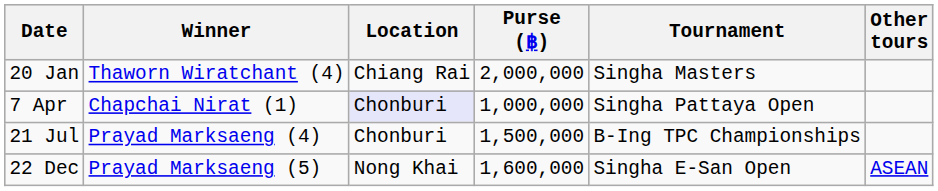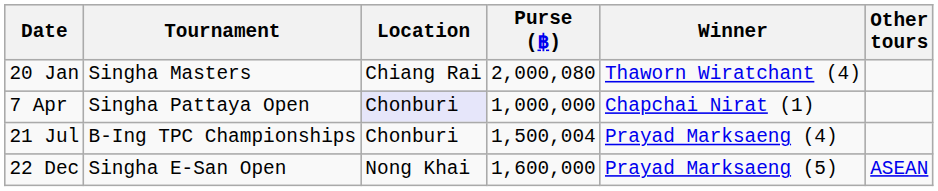columns swapped: (727, 33) <-> (217, 33)
(532, 76) 2,000,000 -> (543, 76) 2,000,080
(532, 138) 1,500,000 -> (543, 138) 1,500,004
